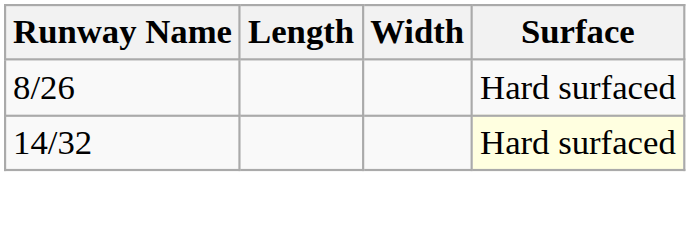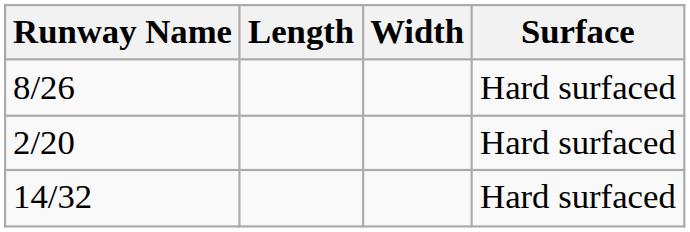+ row: (44, 142)
(578, 142) lightyellow background -> (578, 197) no background
